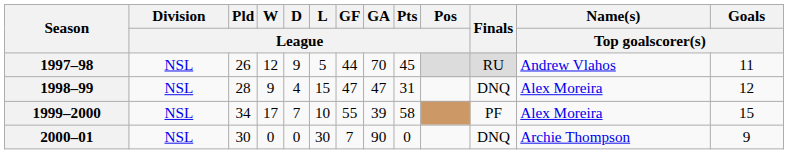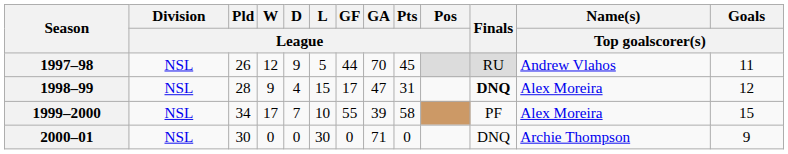(350, 88) 47 -> (350, 88) 17
(493, 88) normal -> (493, 88) bold
(350, 137) 7 -> (350, 137) 0
(379, 137) 90 -> (379, 137) 71
